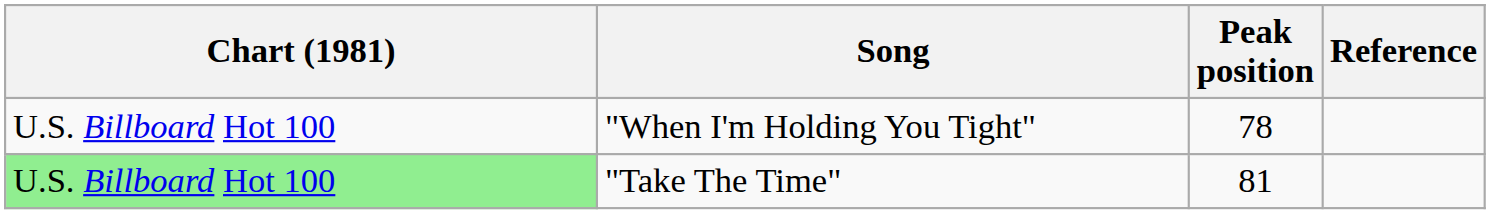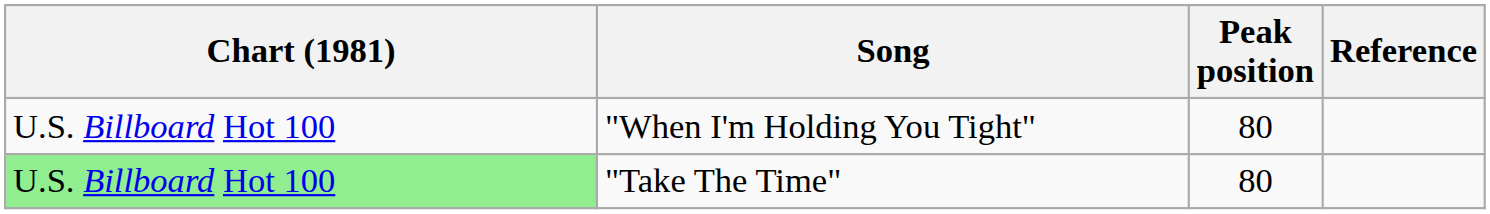(1255, 125) 78 -> (1255, 125) 80
(1255, 180) 81 -> (1255, 180) 80
